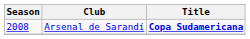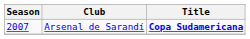(18, 27) 2008 -> (18, 27) 2007
